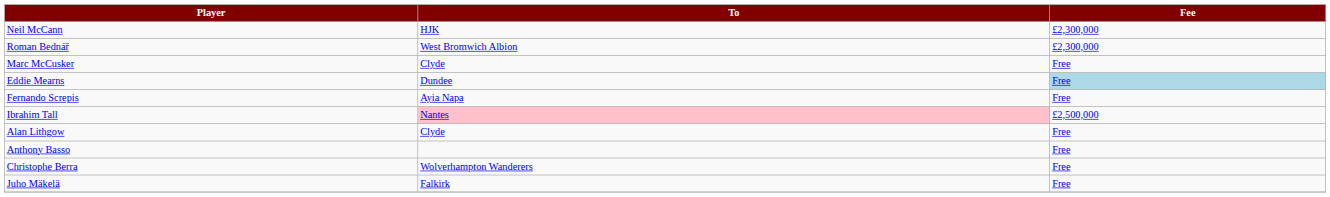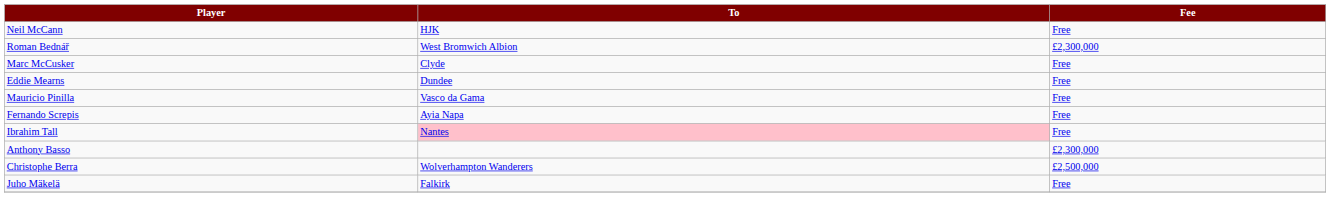(1075, 30) £2,300,000 -> (1061, 30) Free
(1061, 81) lightblue background -> (1061, 81) no background
+ row: (40, 98)
(1075, 115) £2,500,000 -> (1061, 132) Free
- row: (36, 132)
(1061, 149) Free -> (1075, 149) £2,300,000
(1061, 166) Free -> (1075, 166) £2,500,000
